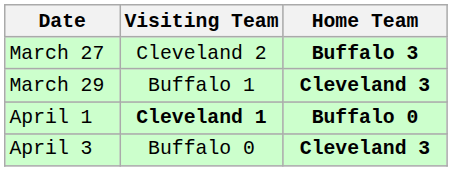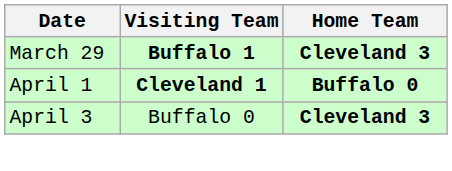- row: (57, 53)
(201, 85) normal -> (201, 53) bold
